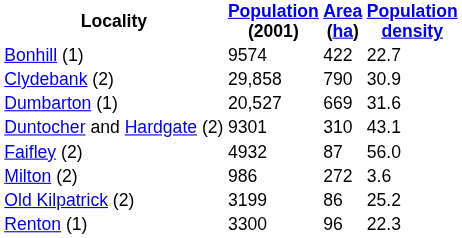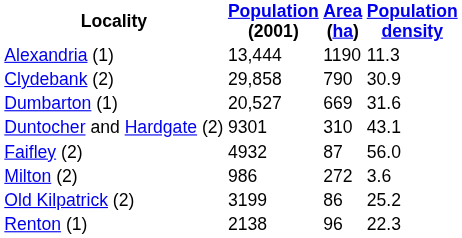+ row: (59, 55)
- row: (44, 55)
(247, 224) 3300 -> (247, 224) 2138
